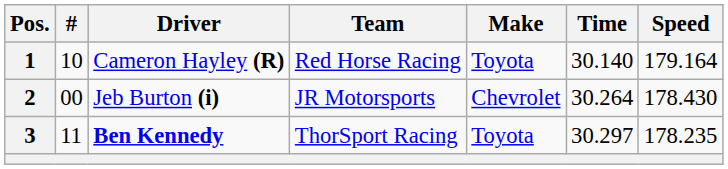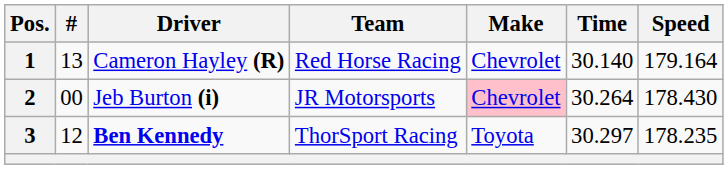(71, 60) 10 -> (71, 60) 13
(503, 60) Toyota -> (516, 60) Chevrolet
(516, 98) no background -> (516, 98) pink background
(71, 135) 11 -> (71, 135) 12
